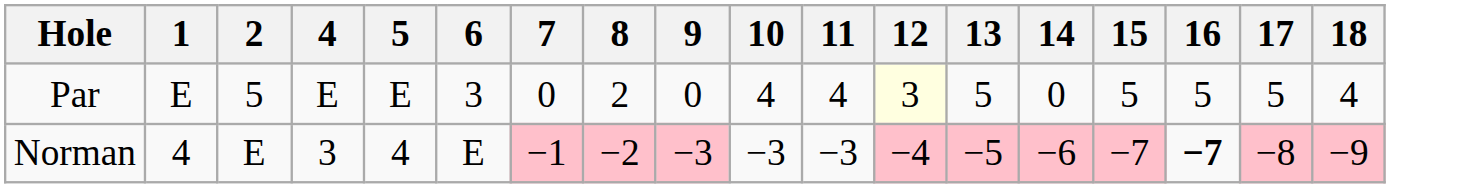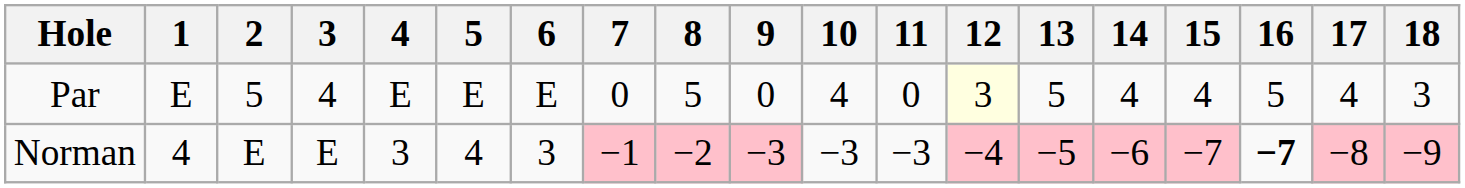+ column: (327, 34)
(473, 93) 3 -> (547, 93) E
(620, 93) 2 -> (693, 93) 5
(838, 93) 4 -> (911, 93) 0
(1056, 93) 0 -> (1129, 93) 4
(1129, 93) 5 -> (1202, 93) 4
(1276, 93) 5 -> (1349, 93) 4
(1349, 93) 4 -> (1422, 93) 3
(473, 152) E -> (547, 152) 3
